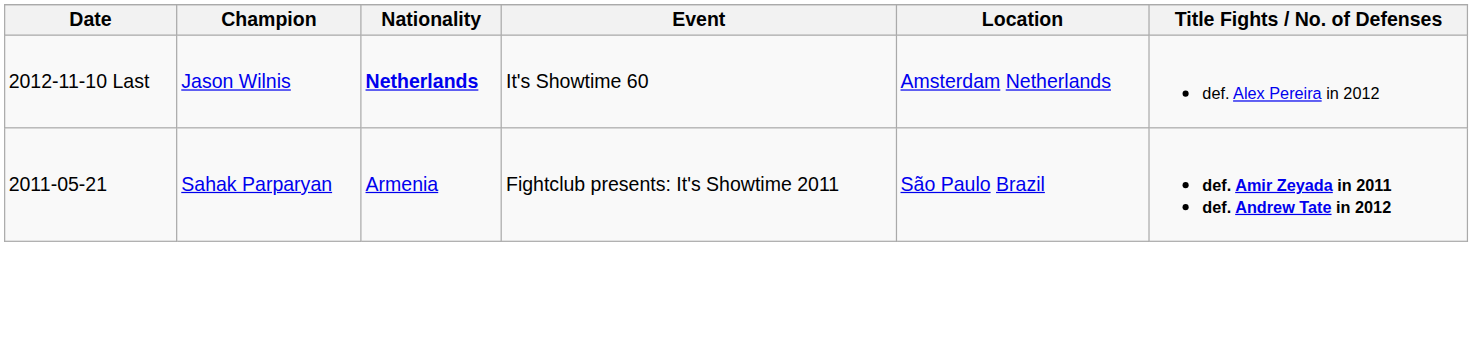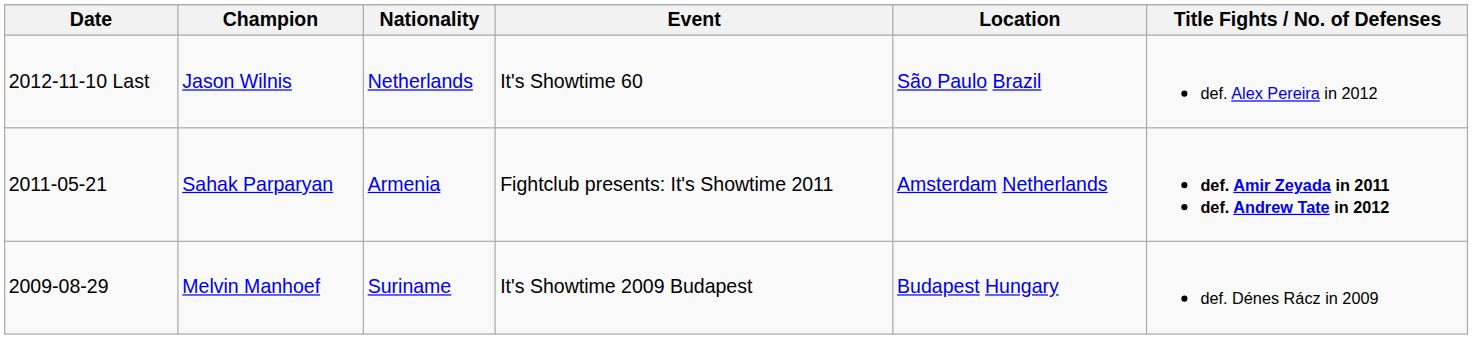(422, 81) bold -> (420, 81) normal
(1006, 81) Amsterdam Netherlands -> (969, 81) São Paulo Brazil
(973, 184) São Paulo Brazil -> (1002, 184) Amsterdam Netherlands
+ row: (251, 287)
